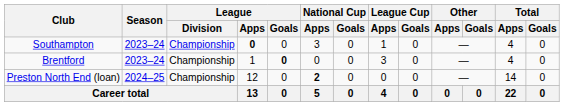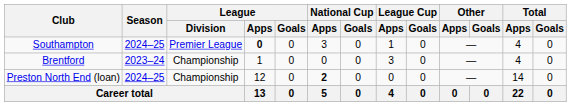(145, 45) 2023–24 -> (145, 45) 2024–25
(202, 45) Championship -> (206, 45) Premier League
(284, 61) bold -> (291, 61) normal
